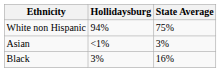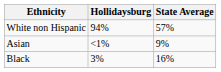(165, 28) 75% -> (165, 28) 57%
(162, 43) 3% -> (162, 43) 9%
